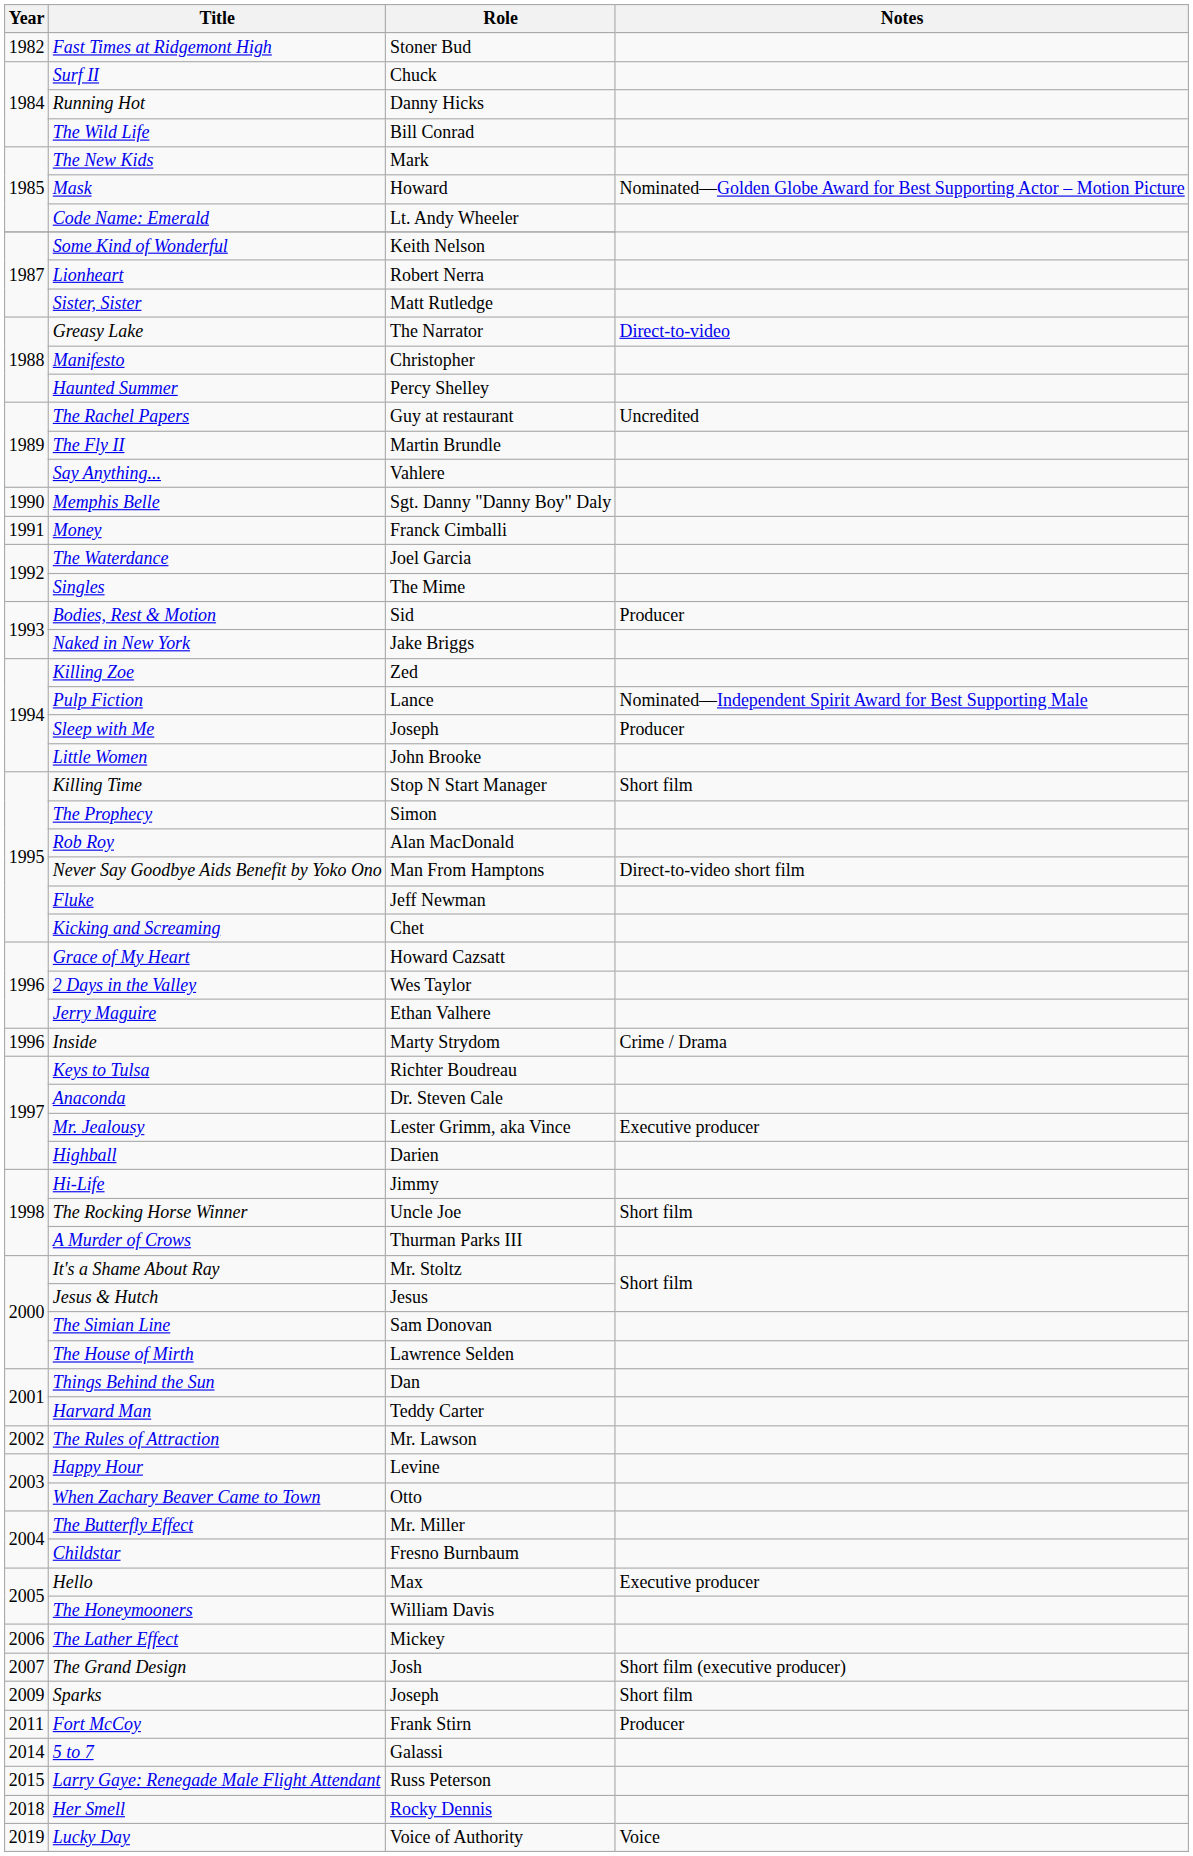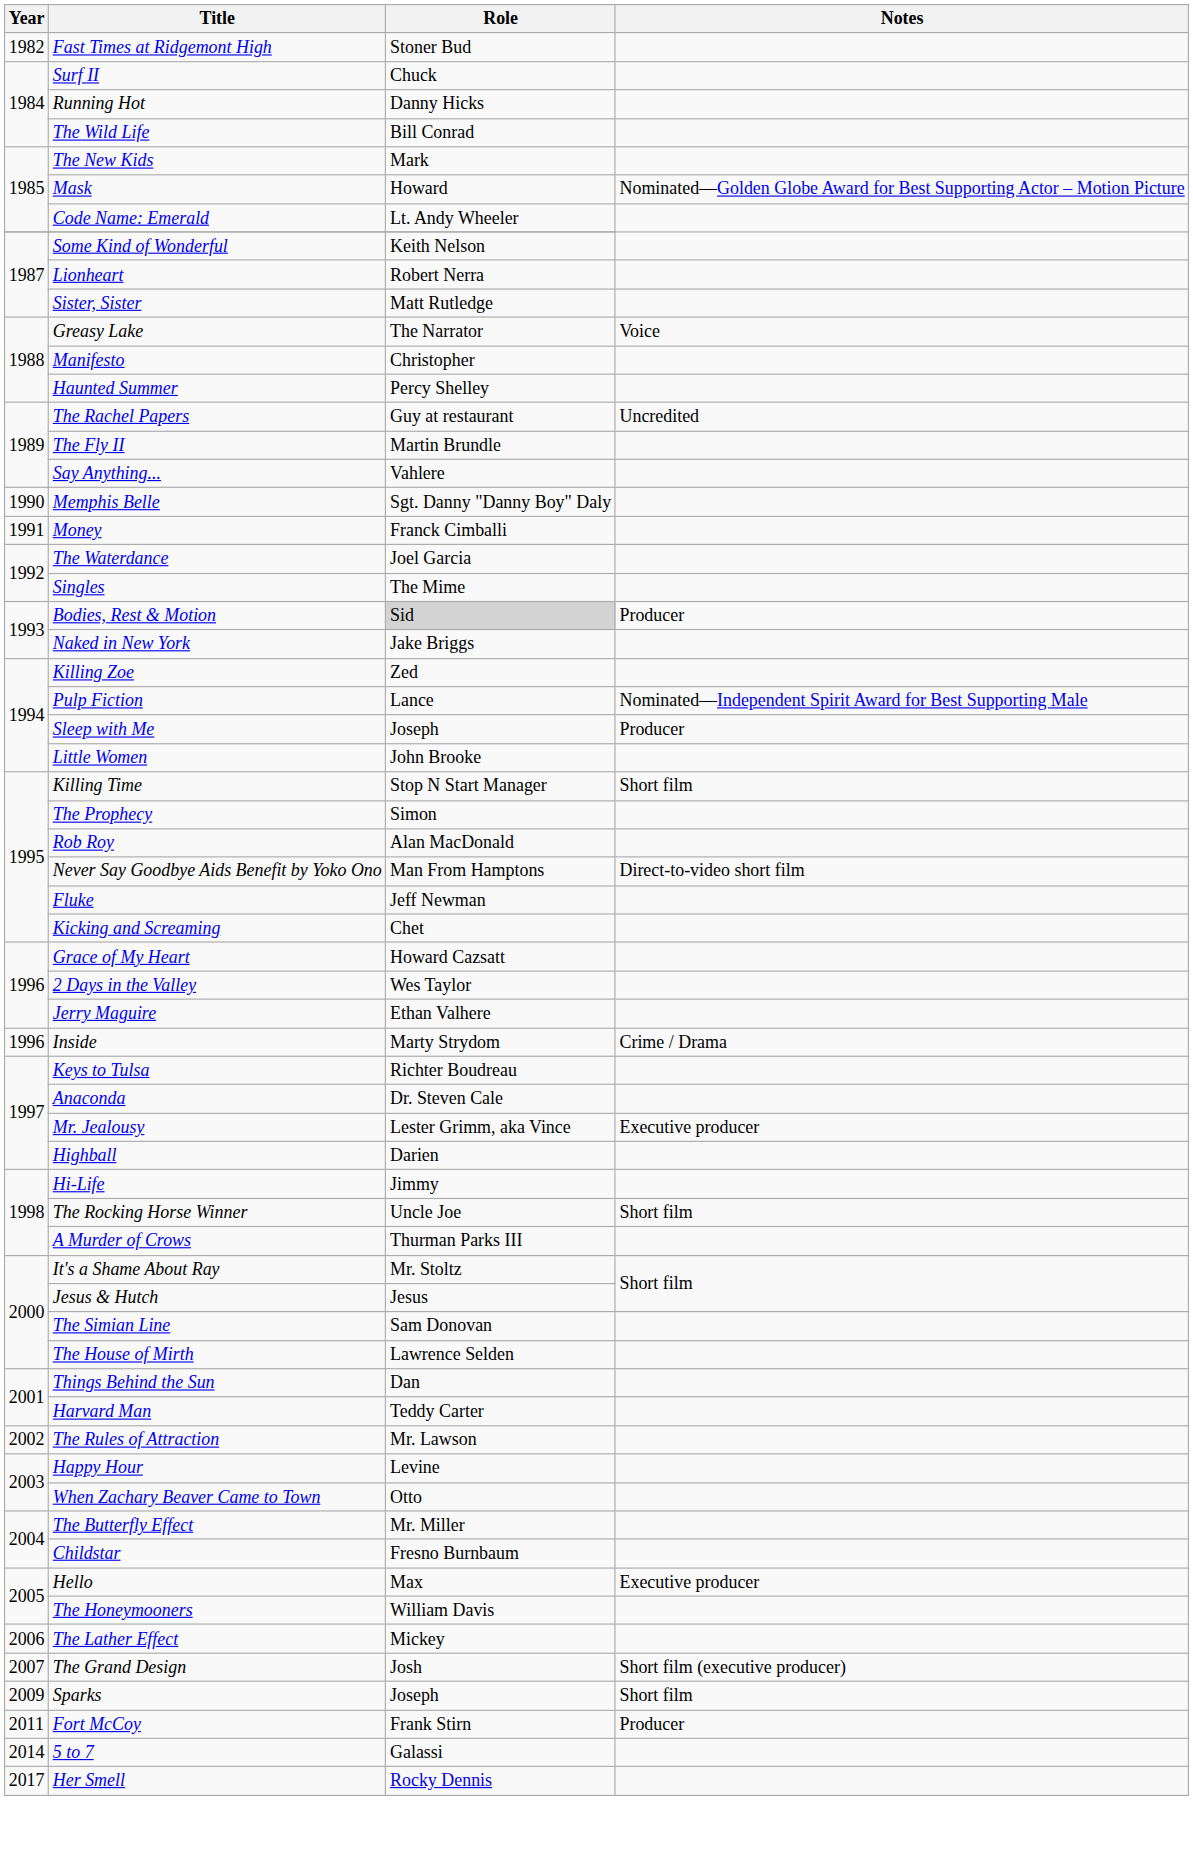(675, 331) Direct-to-video -> (640, 331) Voice
(402, 615) no background -> (402, 615) lightgrey background
- row: (217, 1780)
(27, 1809) 2018 -> (27, 1780) 2017
- row: (91, 1837)
